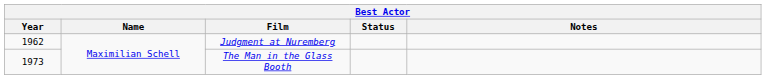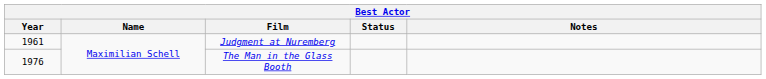(33, 41) 1962 -> (33, 41) 1961
(33, 62) 1973 -> (33, 62) 1976
